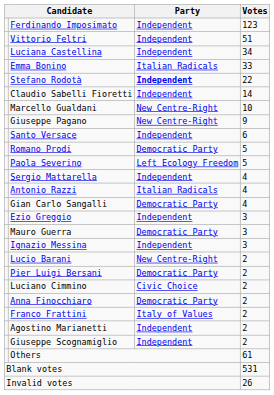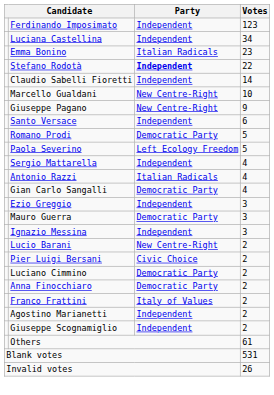- row: (49, 39)
(247, 66) 33 -> (247, 53) 23
(177, 273) Democratic Party -> (167, 259) Civic Choice
(167, 287) Civic Choice -> (177, 273) Democratic Party
